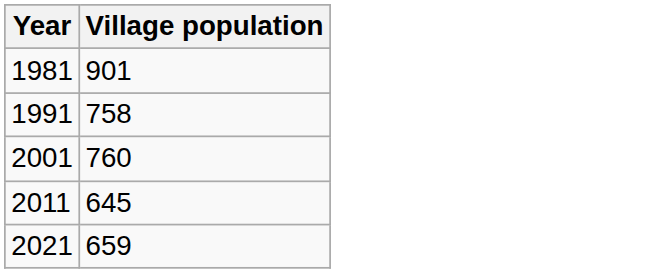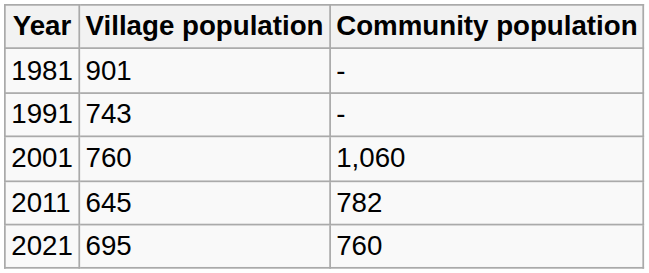+ column: (487, 26)
(109, 114) 758 -> (109, 114) 743
(109, 245) 659 -> (109, 245) 695
